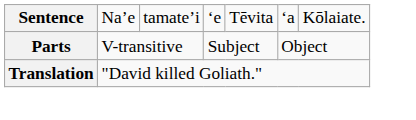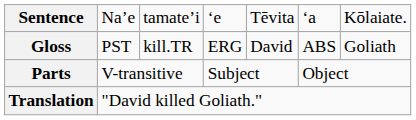+ row: (51, 45)
